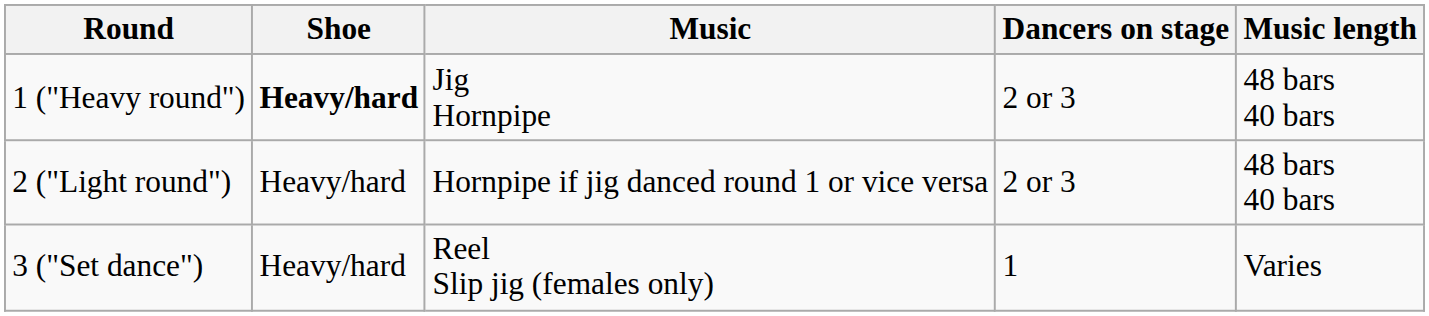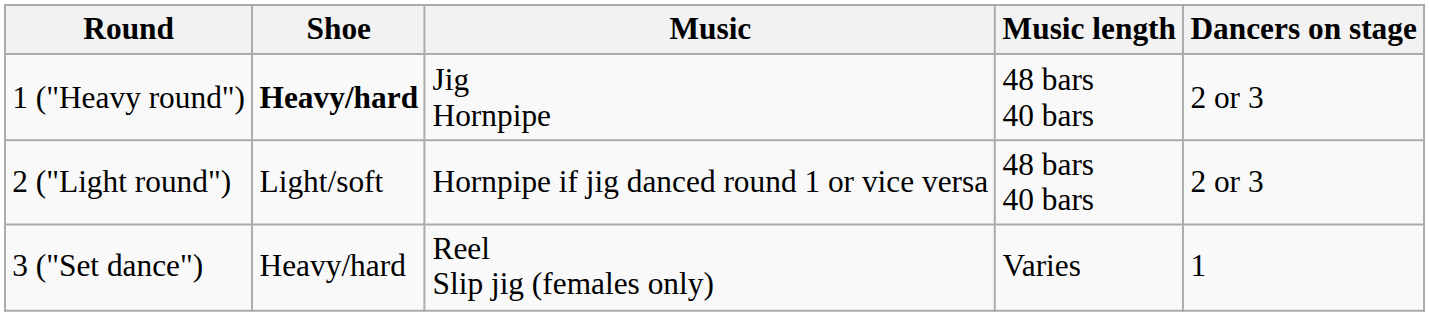columns swapped: (1330, 29) <-> (1116, 29)
(333, 181) Heavy/hard -> (321, 181) Light/soft
